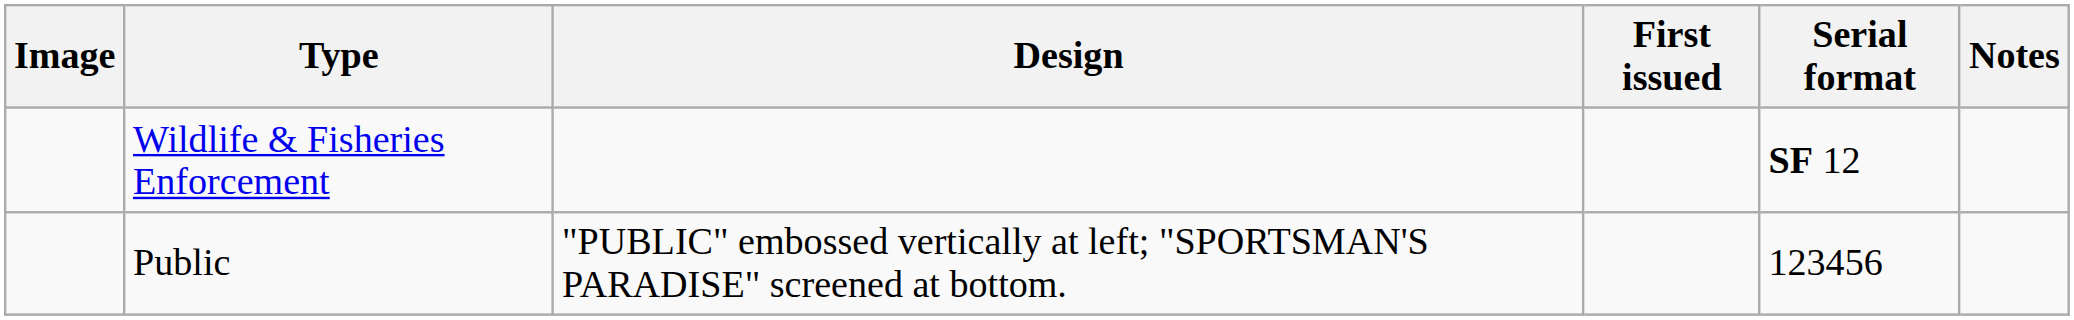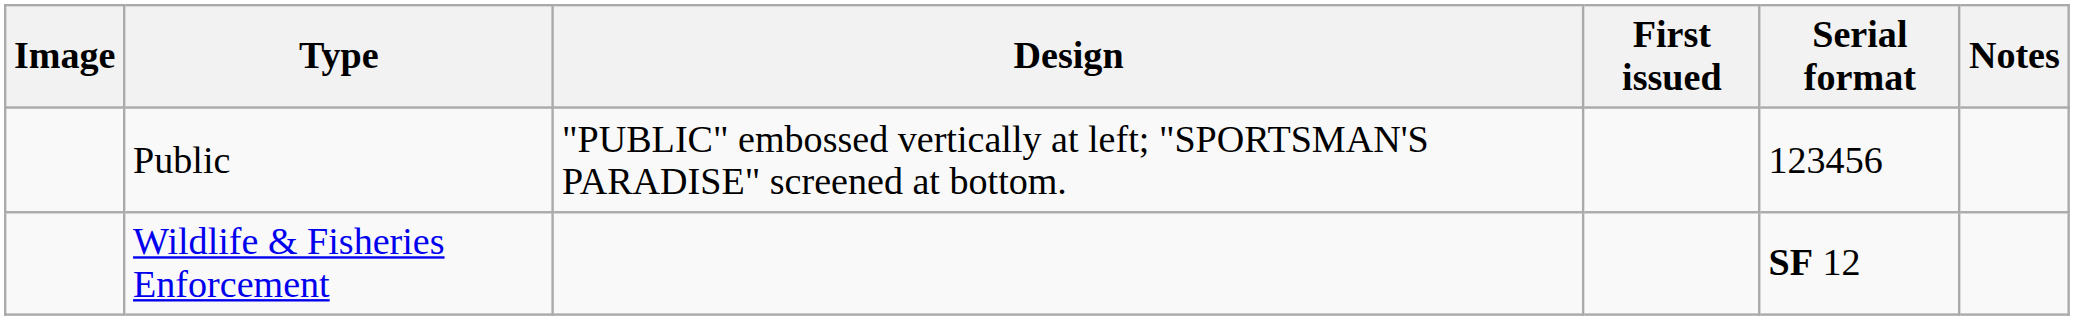rows swapped: (182, 262) <-> (289, 159)
